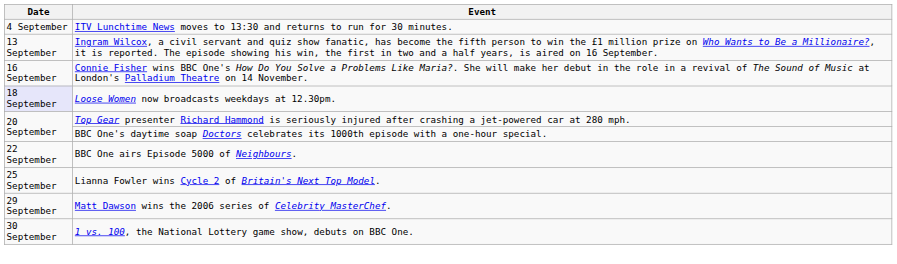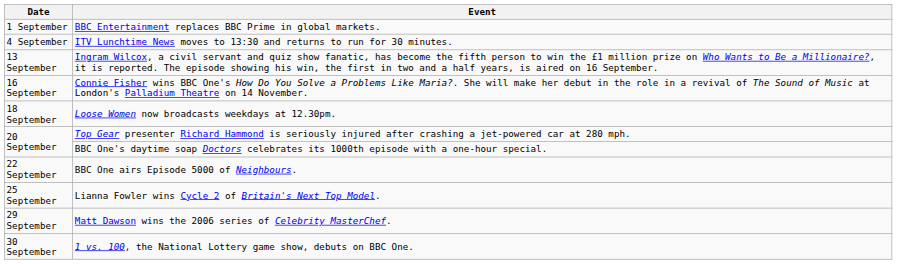+ row: (228, 27)
(32, 99) lavender background -> (32, 114) no background
